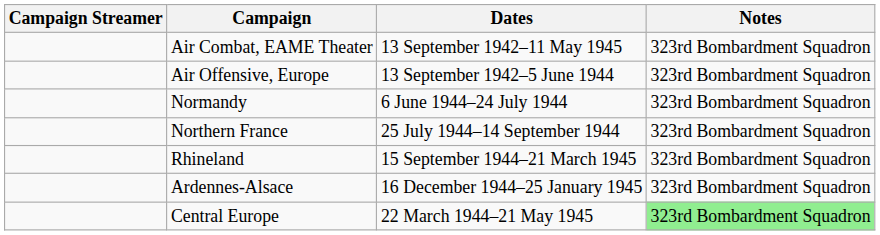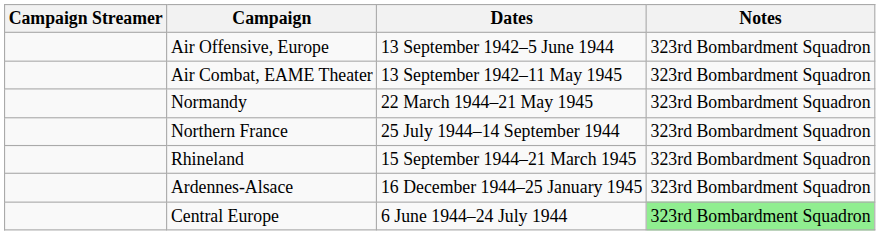rows swapped: (250, 74) <-> (272, 46)
(474, 103) 6 June 1944–24 July 1944 -> (487, 103) 22 March 1944–21 May 1945
(487, 215) 22 March 1944–21 May 1945 -> (474, 215) 6 June 1944–24 July 1944
